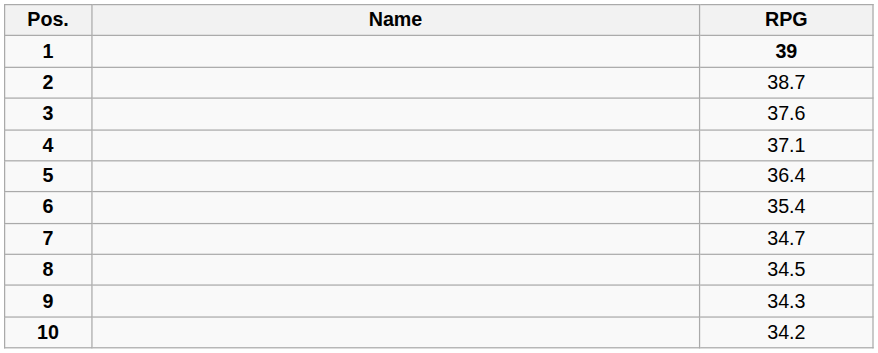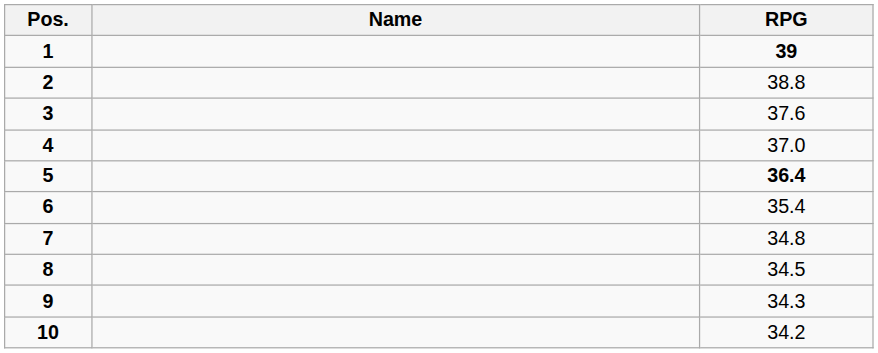(786, 82) 38.7 -> (786, 82) 38.8
(786, 144) 37.1 -> (786, 144) 37.0
(786, 176) normal -> (786, 176) bold
(786, 238) 34.7 -> (786, 238) 34.8
